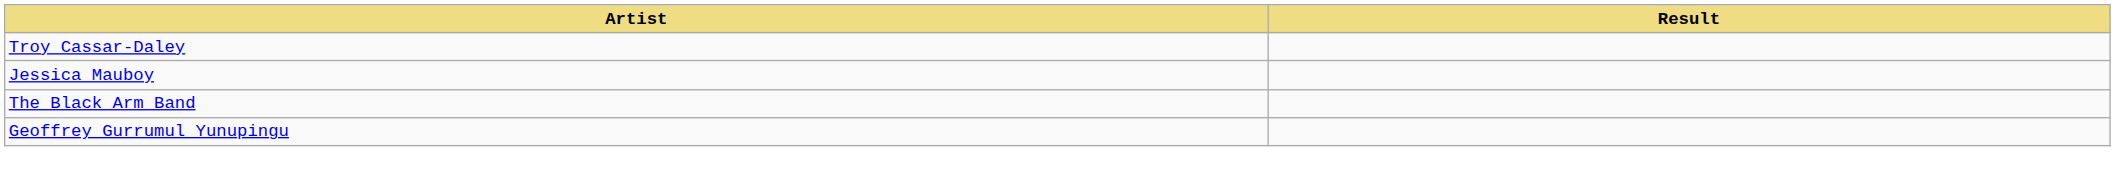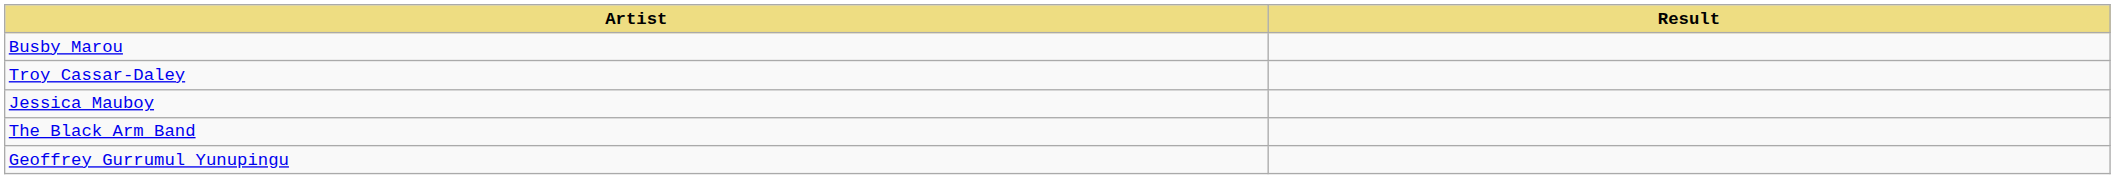+ row: (66, 47)
